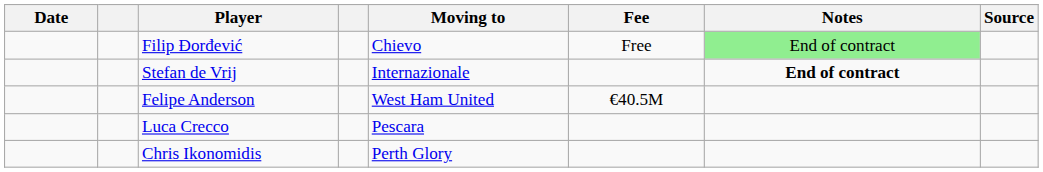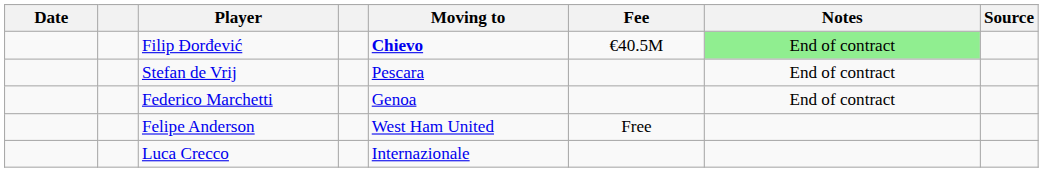(396, 45) normal -> (397, 45) bold
(636, 45) Free -> (636, 45) €40.5M
(421, 72) Internazionale -> (398, 72) Pescara
(842, 72) bold -> (842, 72) normal
+ row: (207, 99)
(636, 99) €40.5M -> (636, 126) Free
(398, 126) Pescara -> (421, 153) Internazionale
- row: (202, 153)
